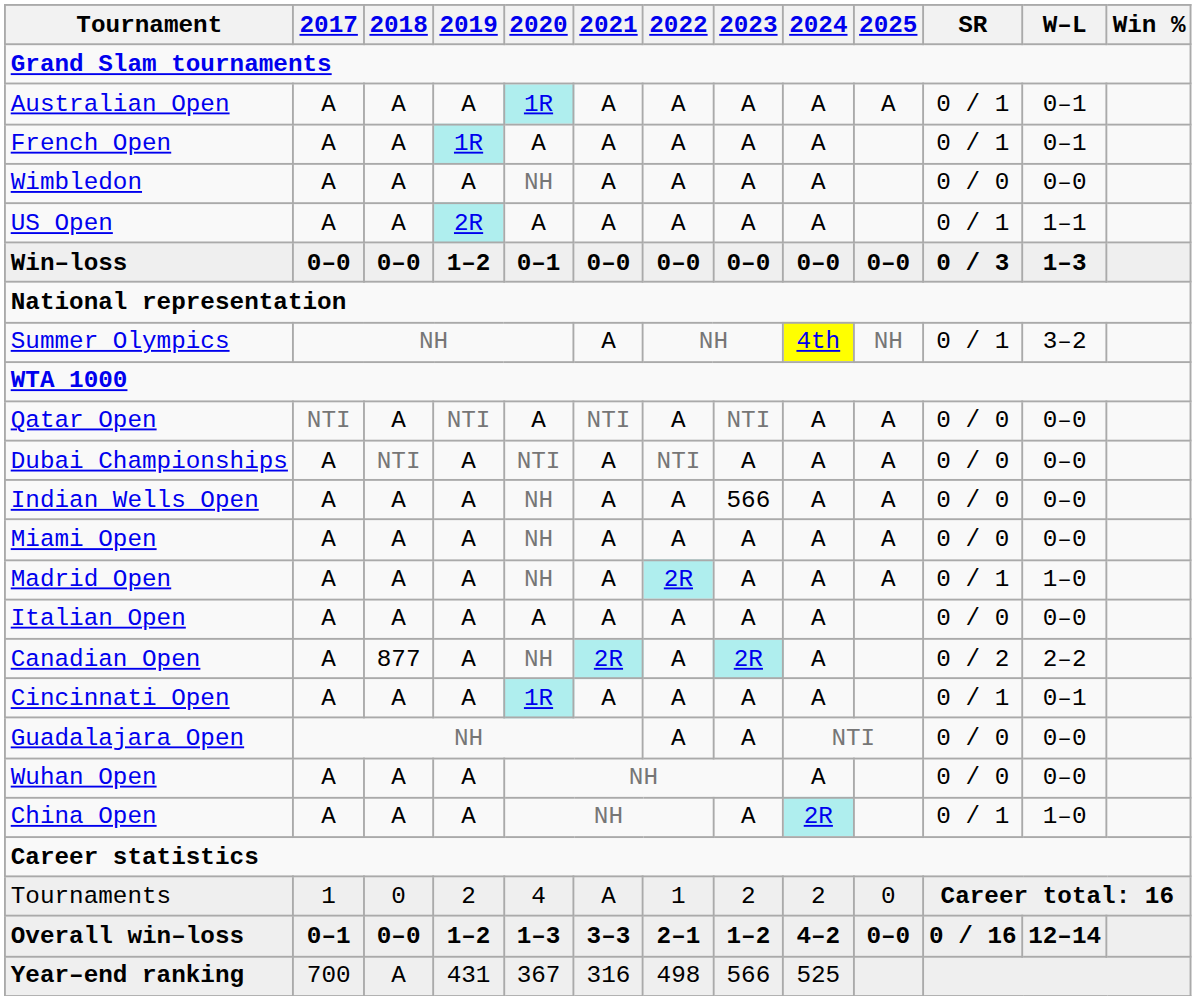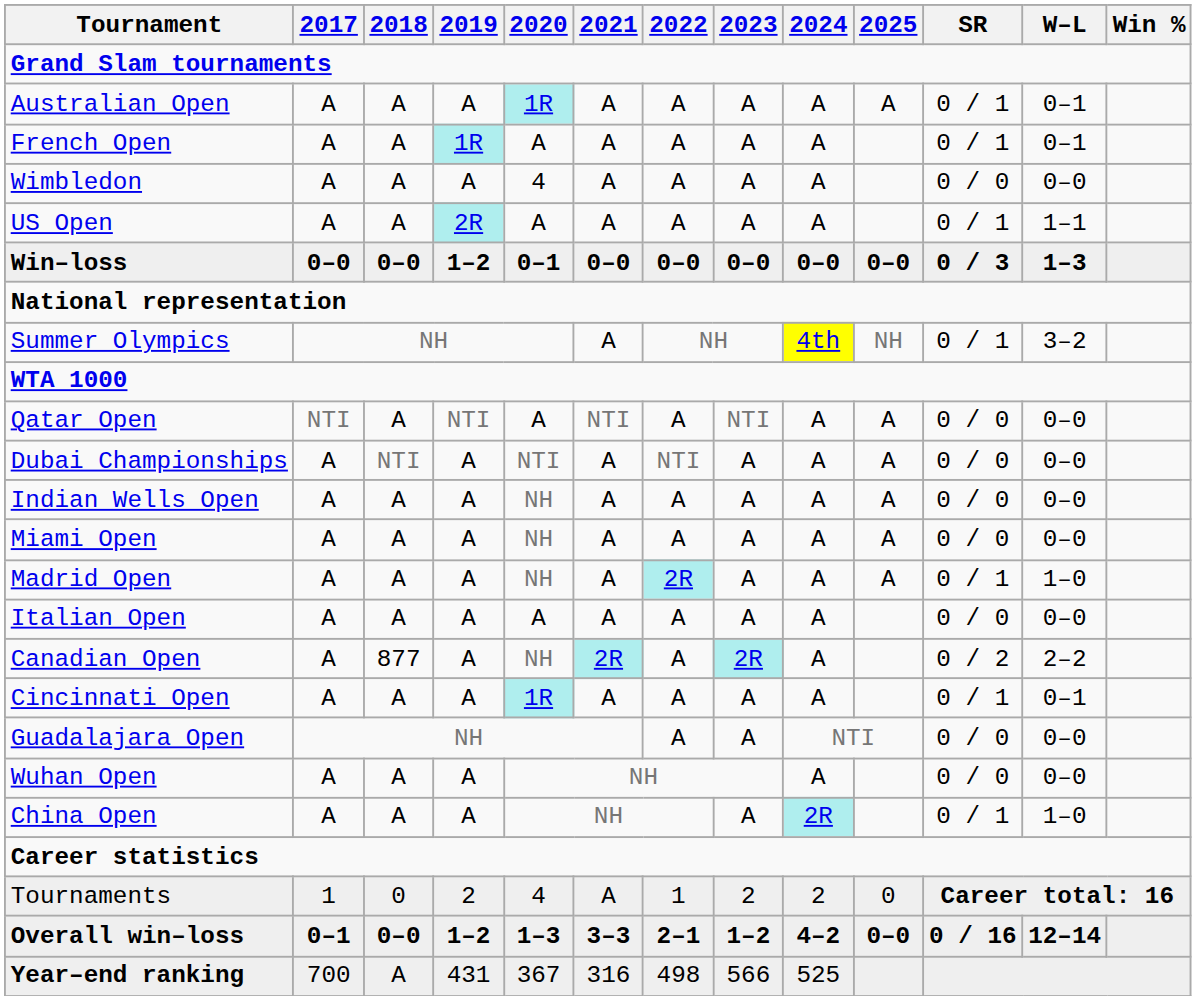(539, 183) NH -> (539, 183) 4
(748, 500) 566 -> (748, 500) A
